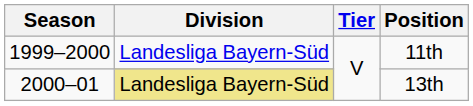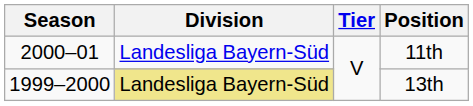(60, 52) 1999–2000 -> (60, 52) 2000–01
(60, 84) 2000–01 -> (60, 84) 1999–2000
